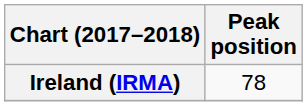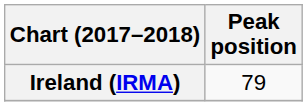(254, 82) 78 -> (254, 82) 79
